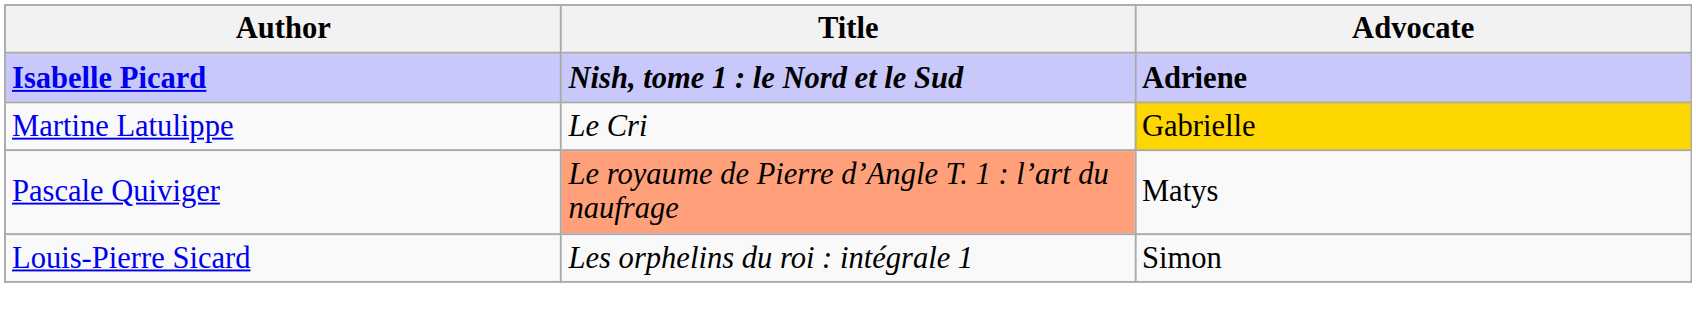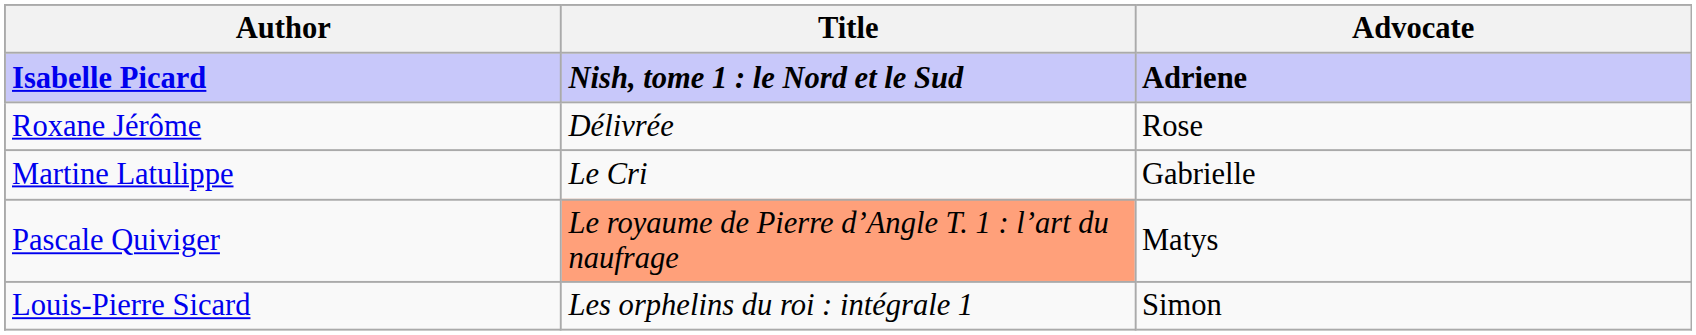+ row: (107, 125)
(1199, 125) gold background -> (1199, 174) no background
